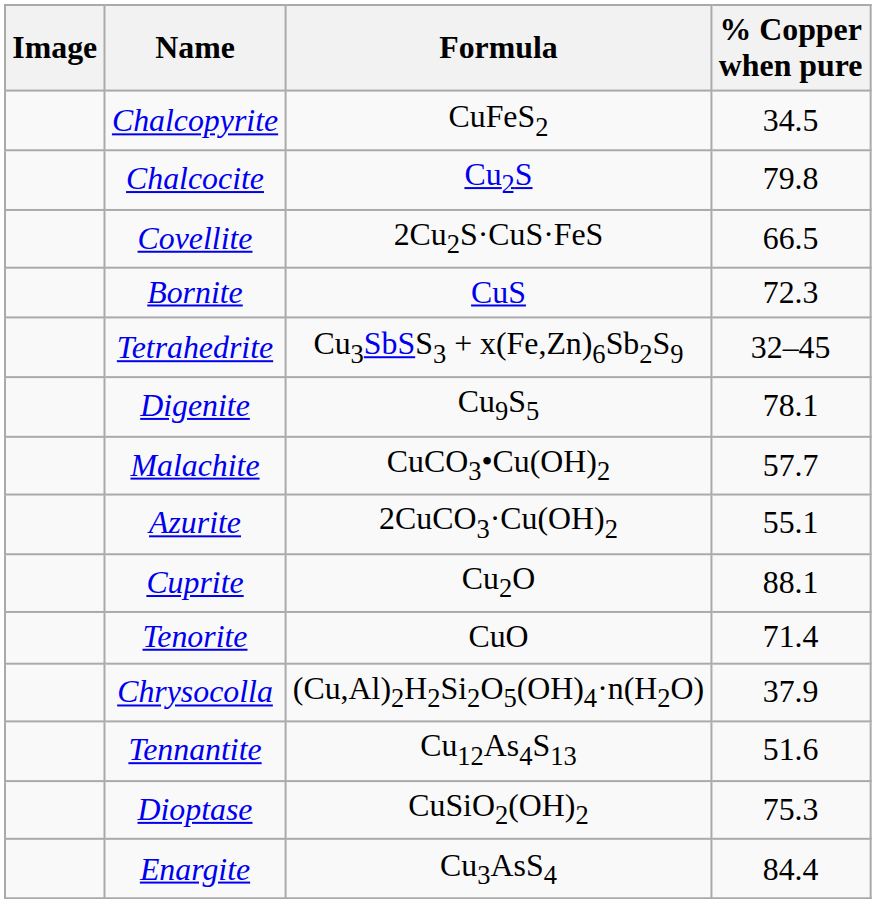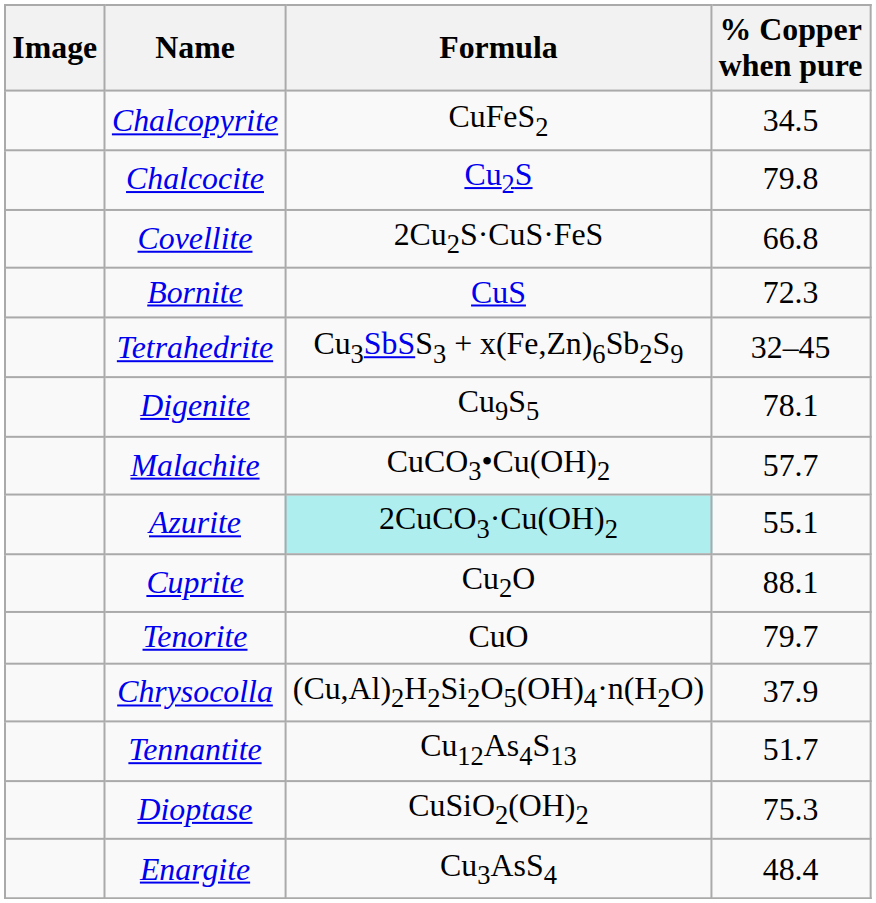(791, 237) 66.5 -> (791, 237) 66.8
(498, 523) no background -> (498, 523) paleturquoise background
(791, 637) 71.4 -> (791, 637) 79.7
(791, 750) 51.6 -> (791, 750) 51.7
(791, 868) 84.4 -> (791, 868) 48.4
